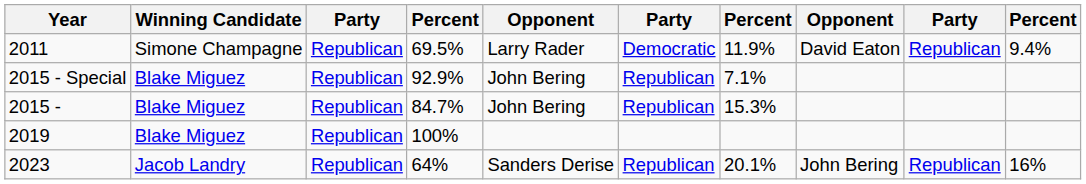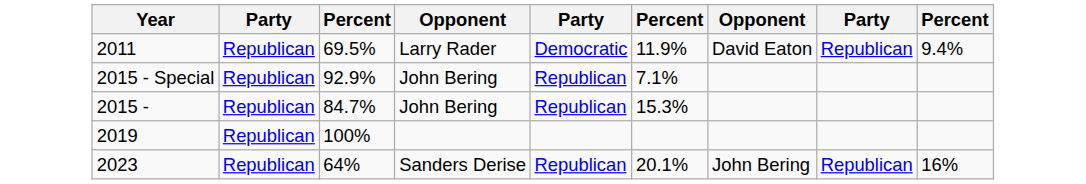- column: (219, 19)
